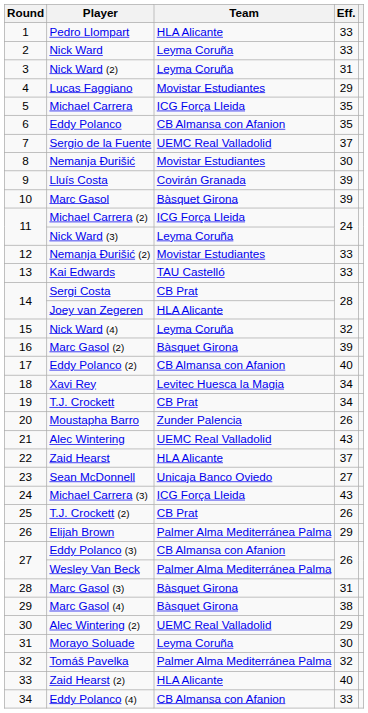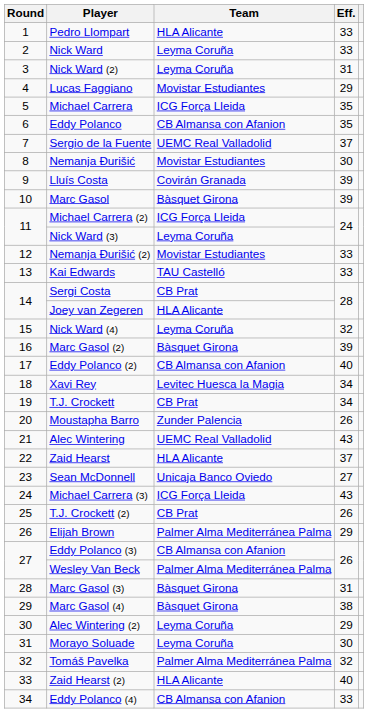(214, 625) UEMC Real Valladolid -> (195, 625) Leyma Coruña
